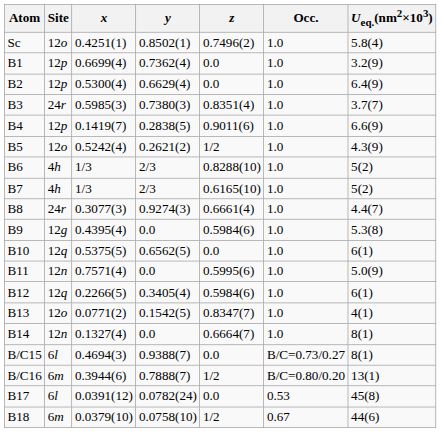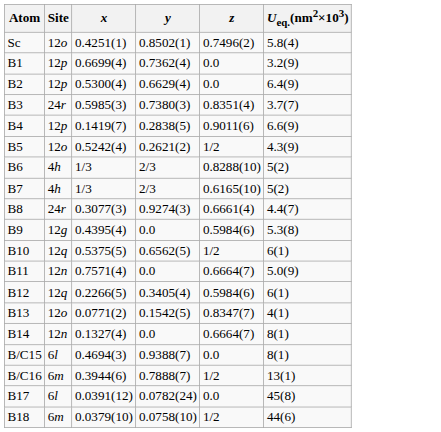- column: (306, 18)
(211, 250) 0.0 -> (211, 250) 1/2
(229, 271) 0.5995(6) -> (229, 271) 0.6664(7)
